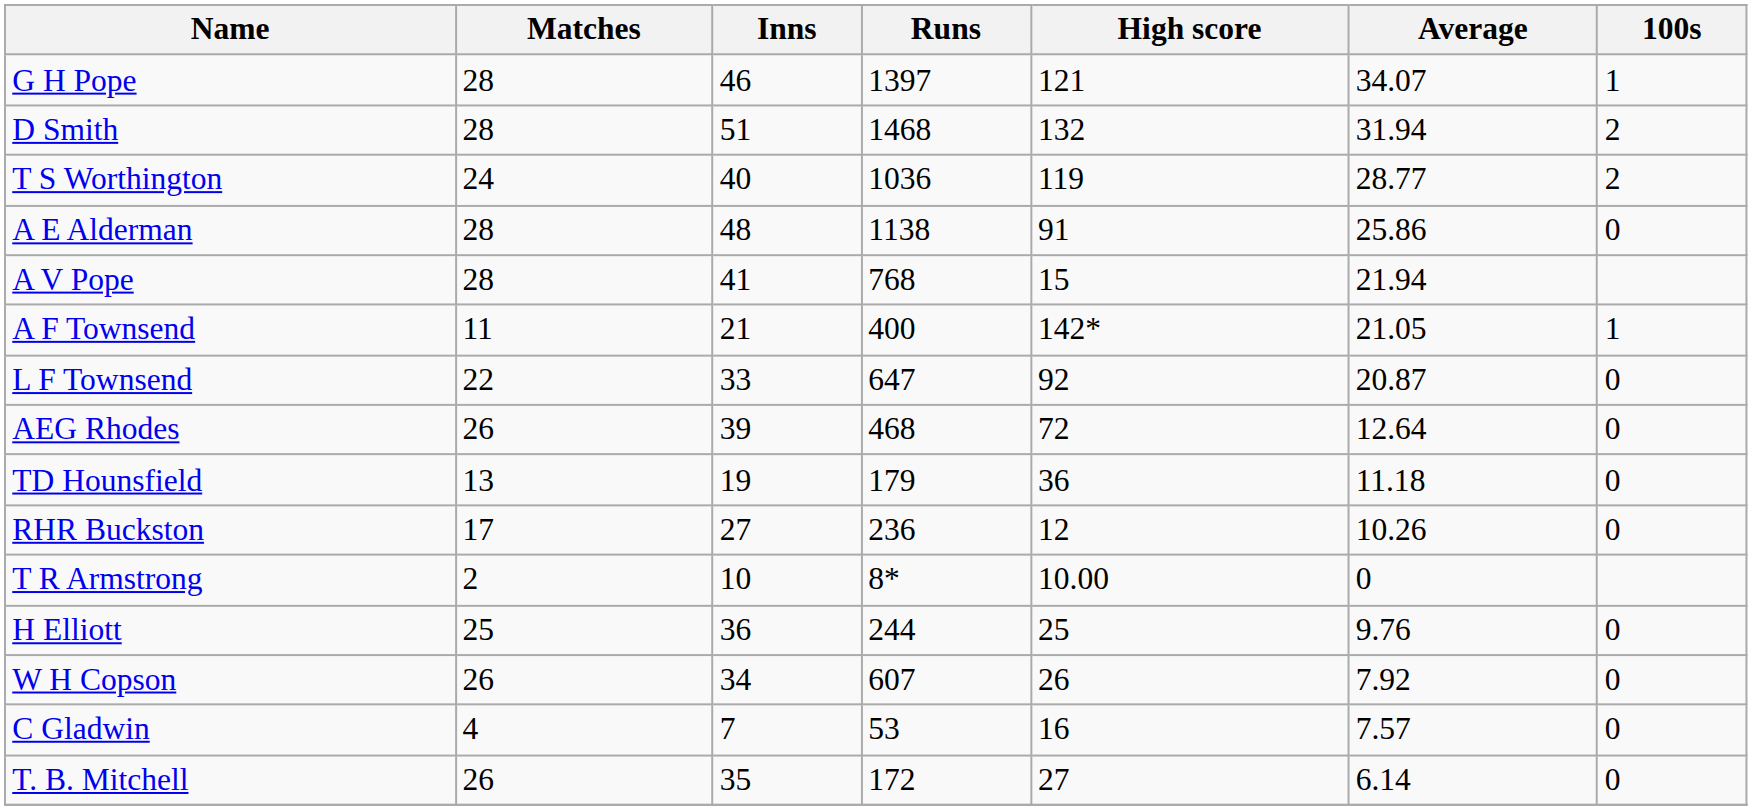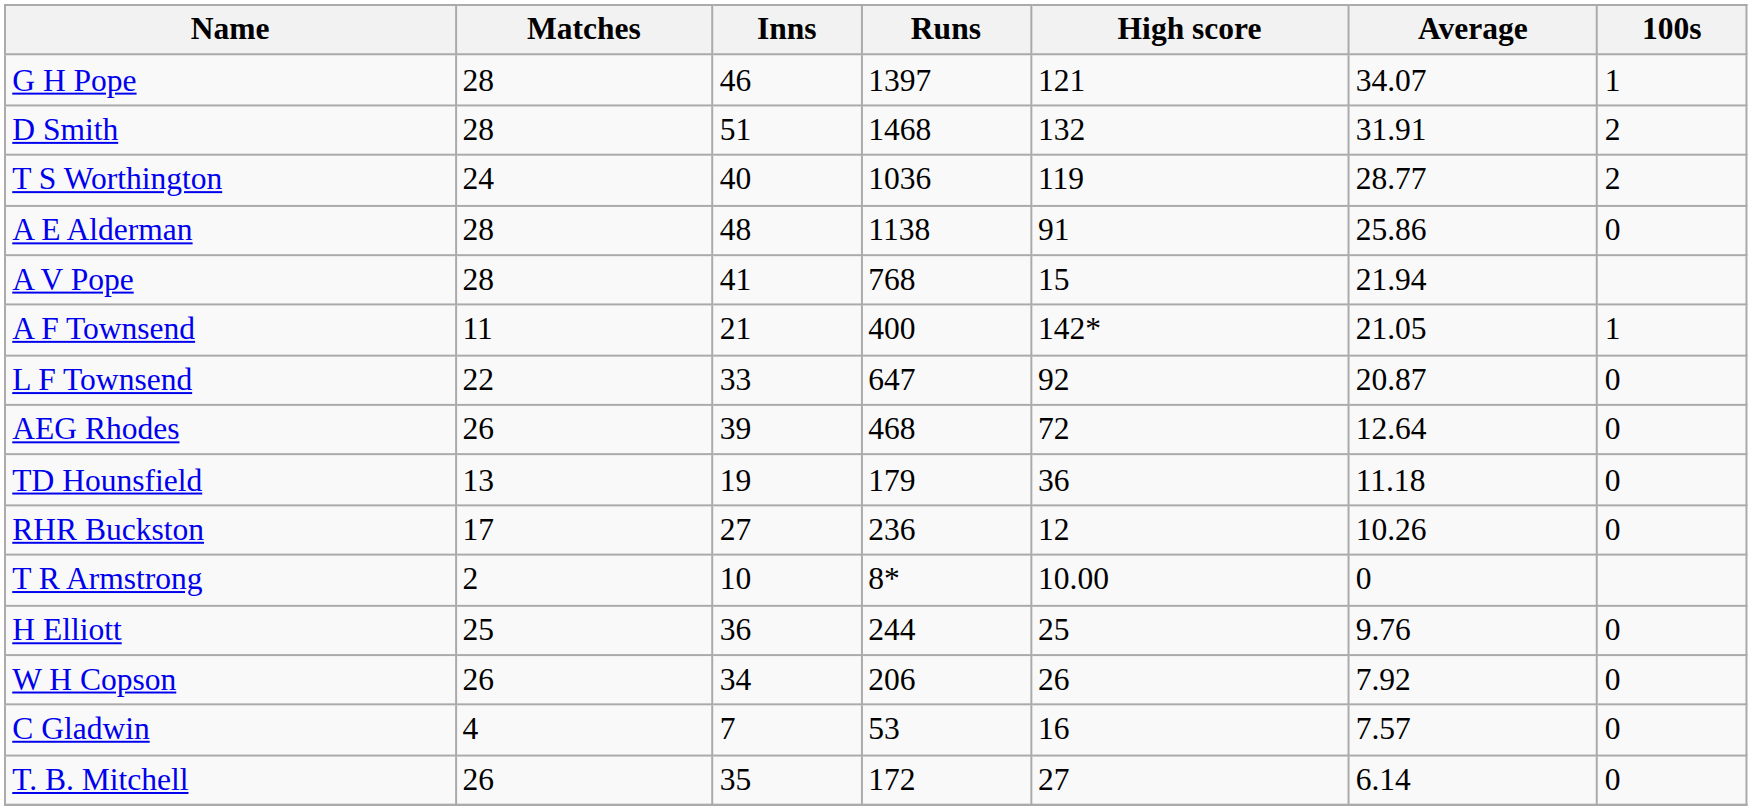(1391, 129) 31.94 -> (1391, 129) 31.91
(892, 679) 607 -> (892, 679) 206
